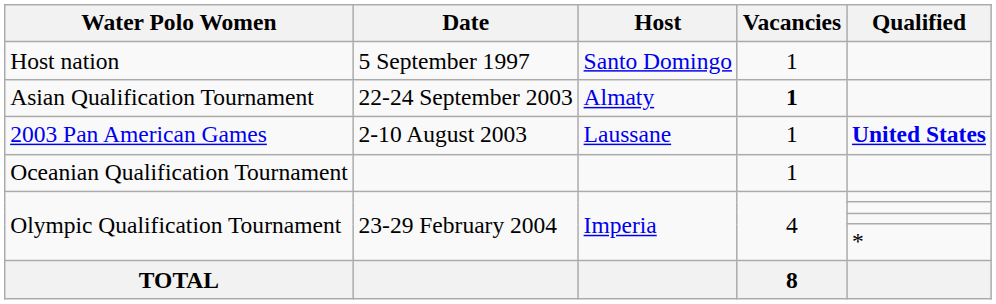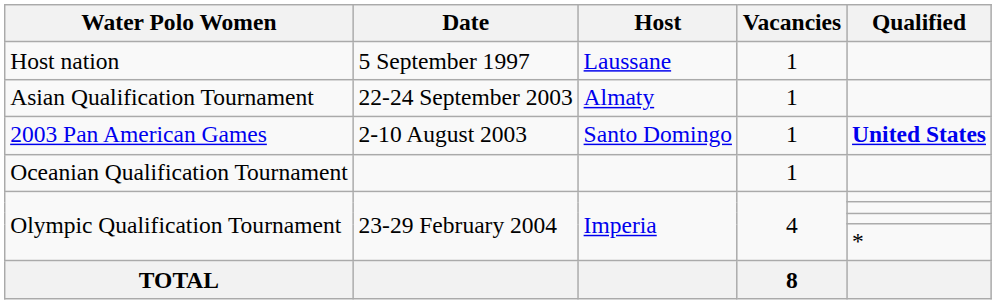(658, 60) Santo Domingo -> (627, 60) Laussane
(792, 97) bold -> (792, 97) normal
(627, 135) Laussane -> (658, 135) Santo Domingo
